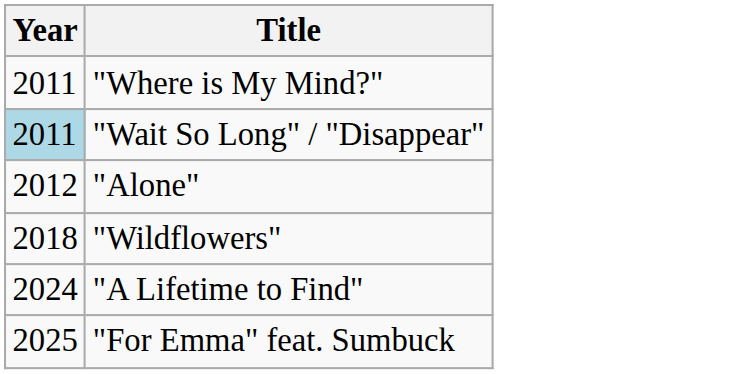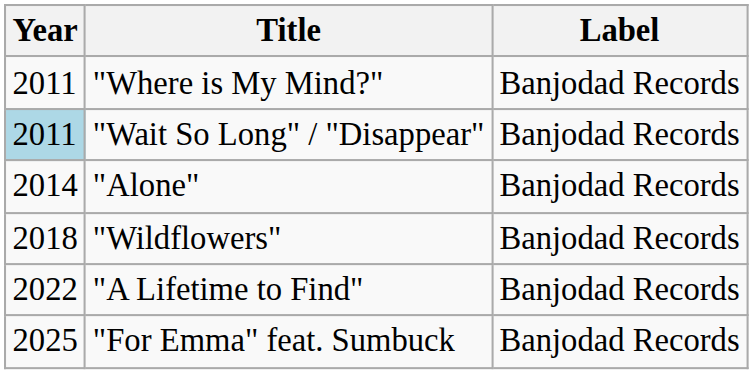+ column: (620, 30)
(45, 185) 2012 -> (45, 185) 2014
(45, 289) 2024 -> (45, 289) 2022
